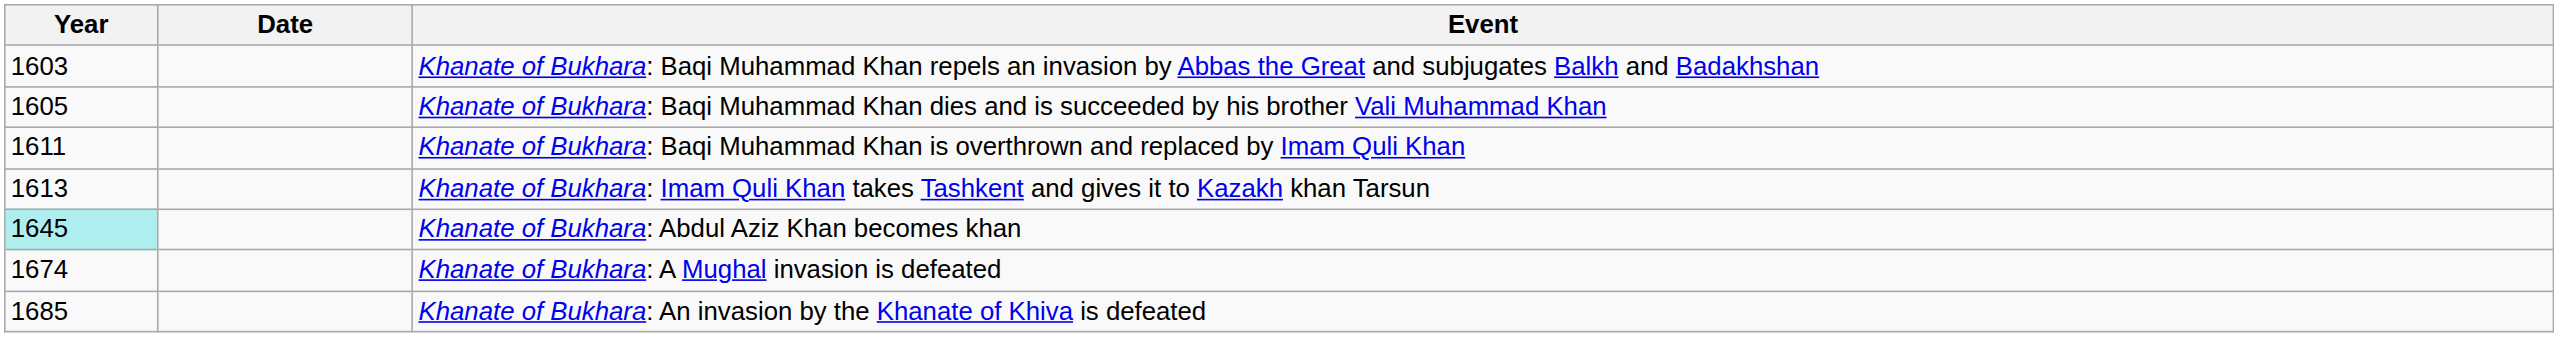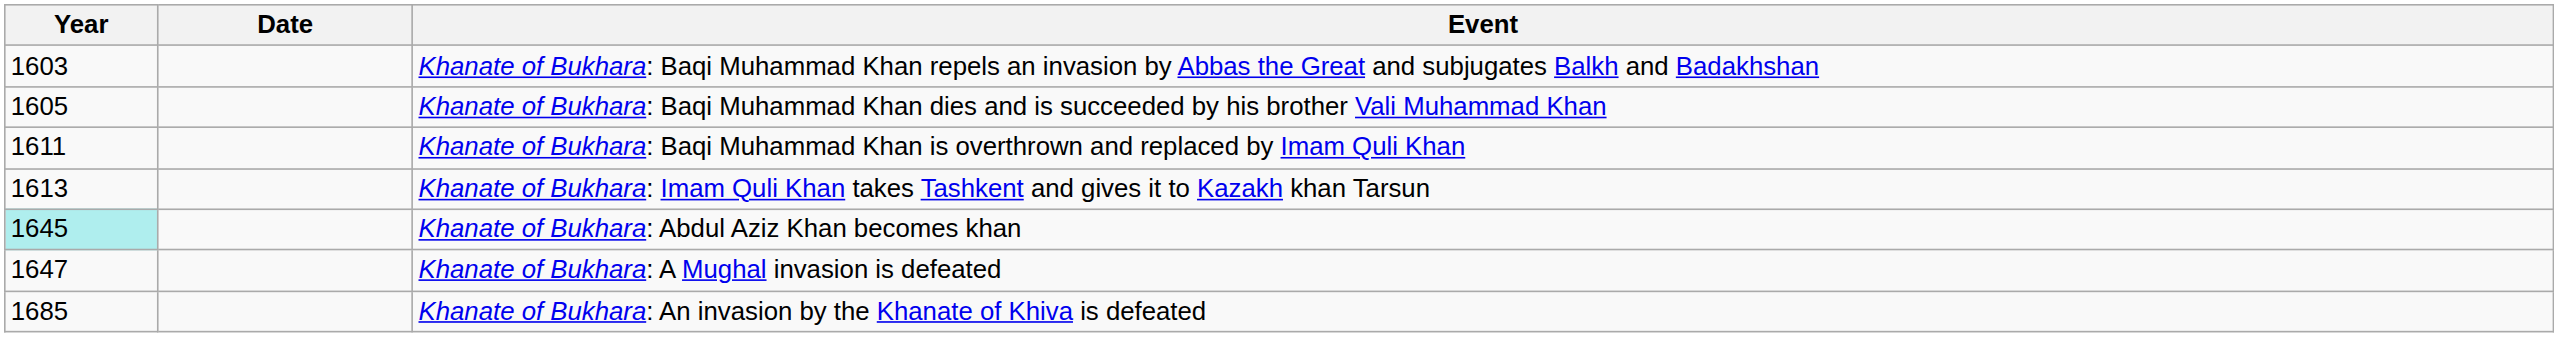(39, 270) 1674 -> (39, 270) 1647
